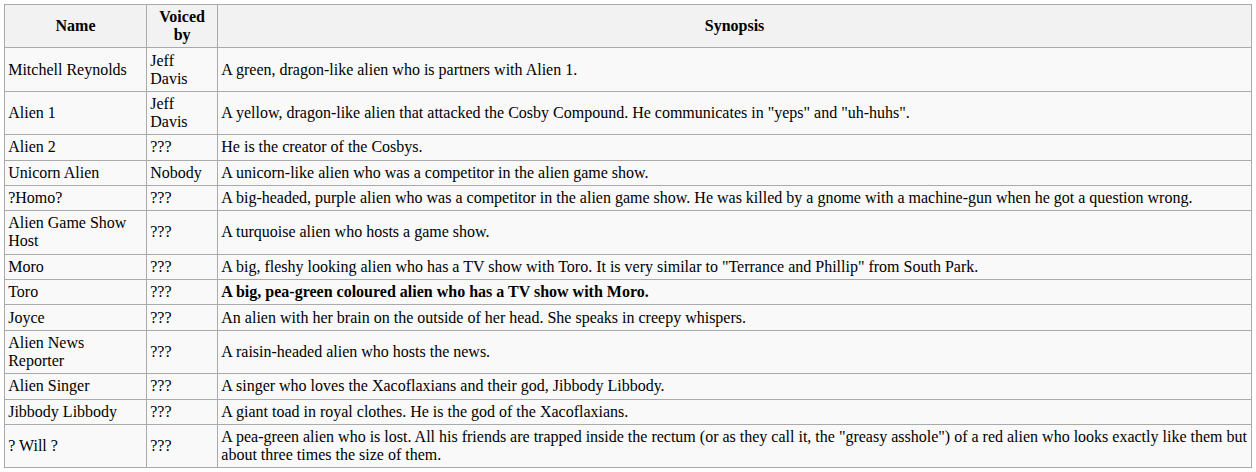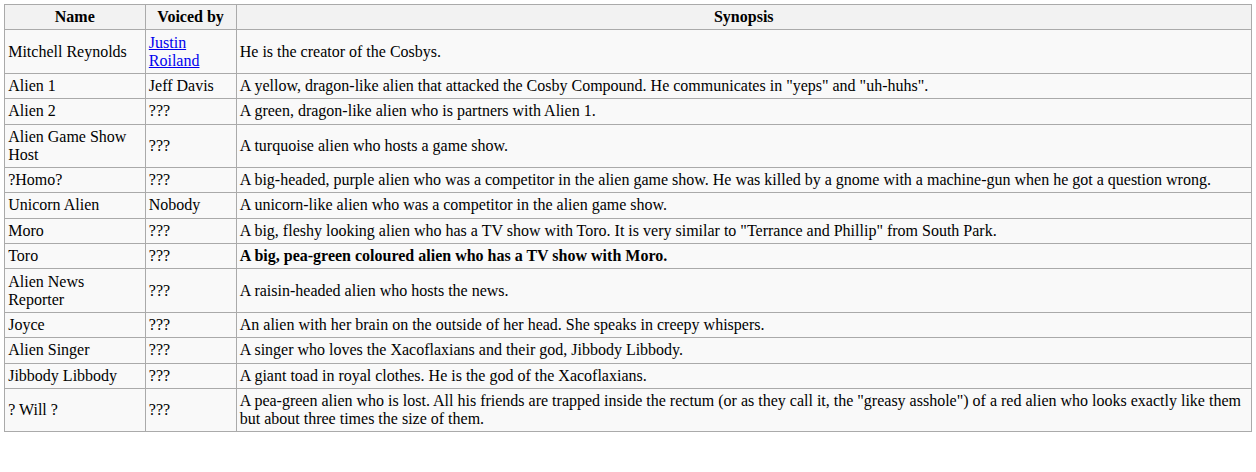(169, 69) Jeff Davis -> (174, 51) Justin Roiland
(399, 69) A green, dragon-like alien who is partners with Alien 1. -> (340, 51) He is the creator of the Cosbys.
(322, 147) He is the creator of the Cosbys. -> (418, 111) A green, dragon-like alien who is partners with Alien 1.
rows swapped: (67, 232) <-> (54, 172)
rows swapped: (46, 351) <-> (26, 317)
